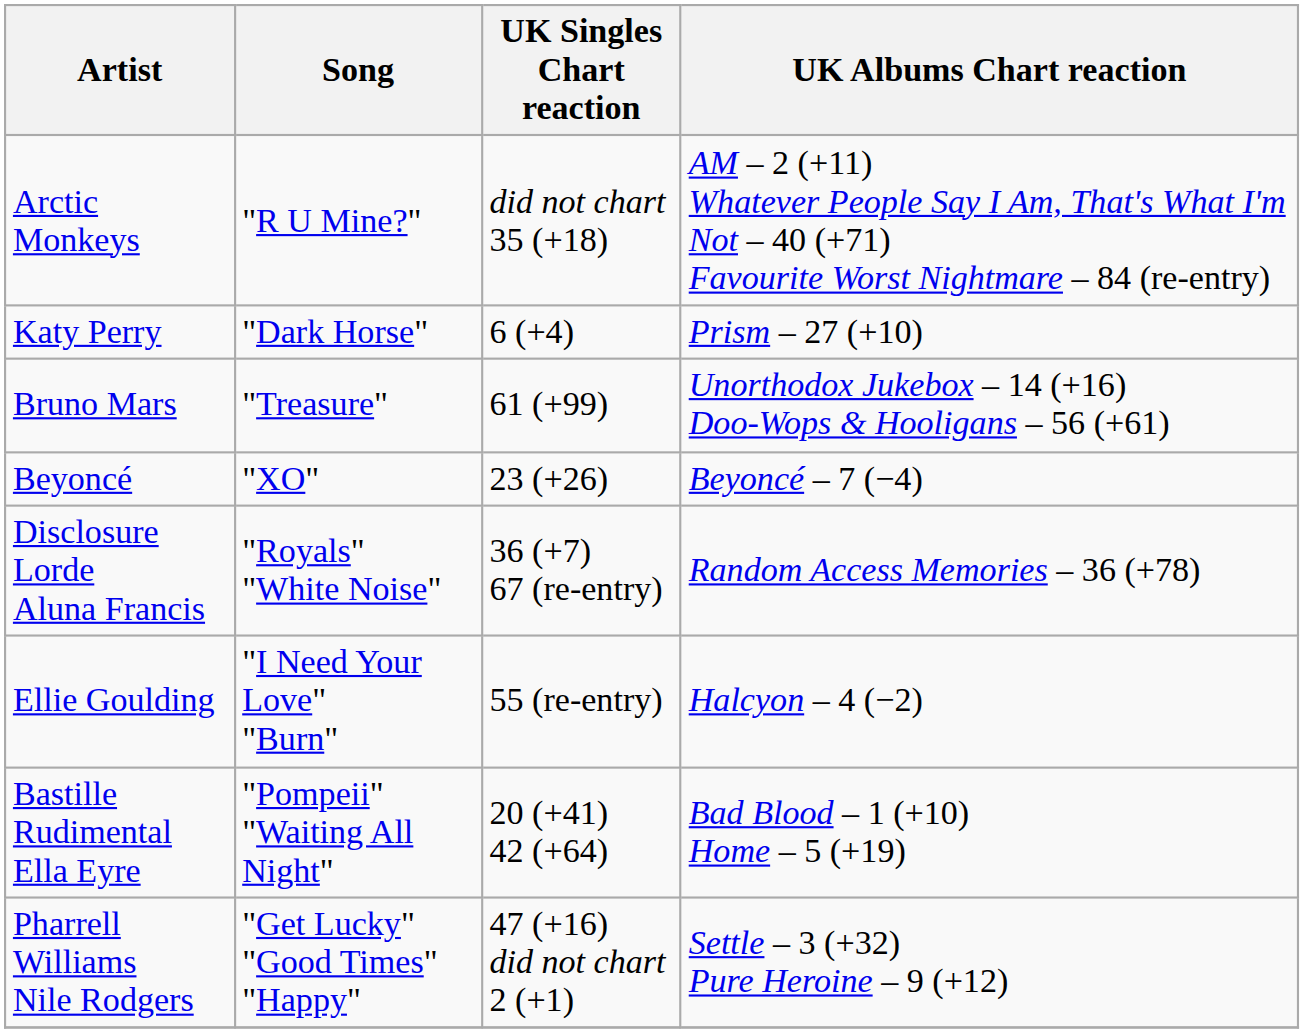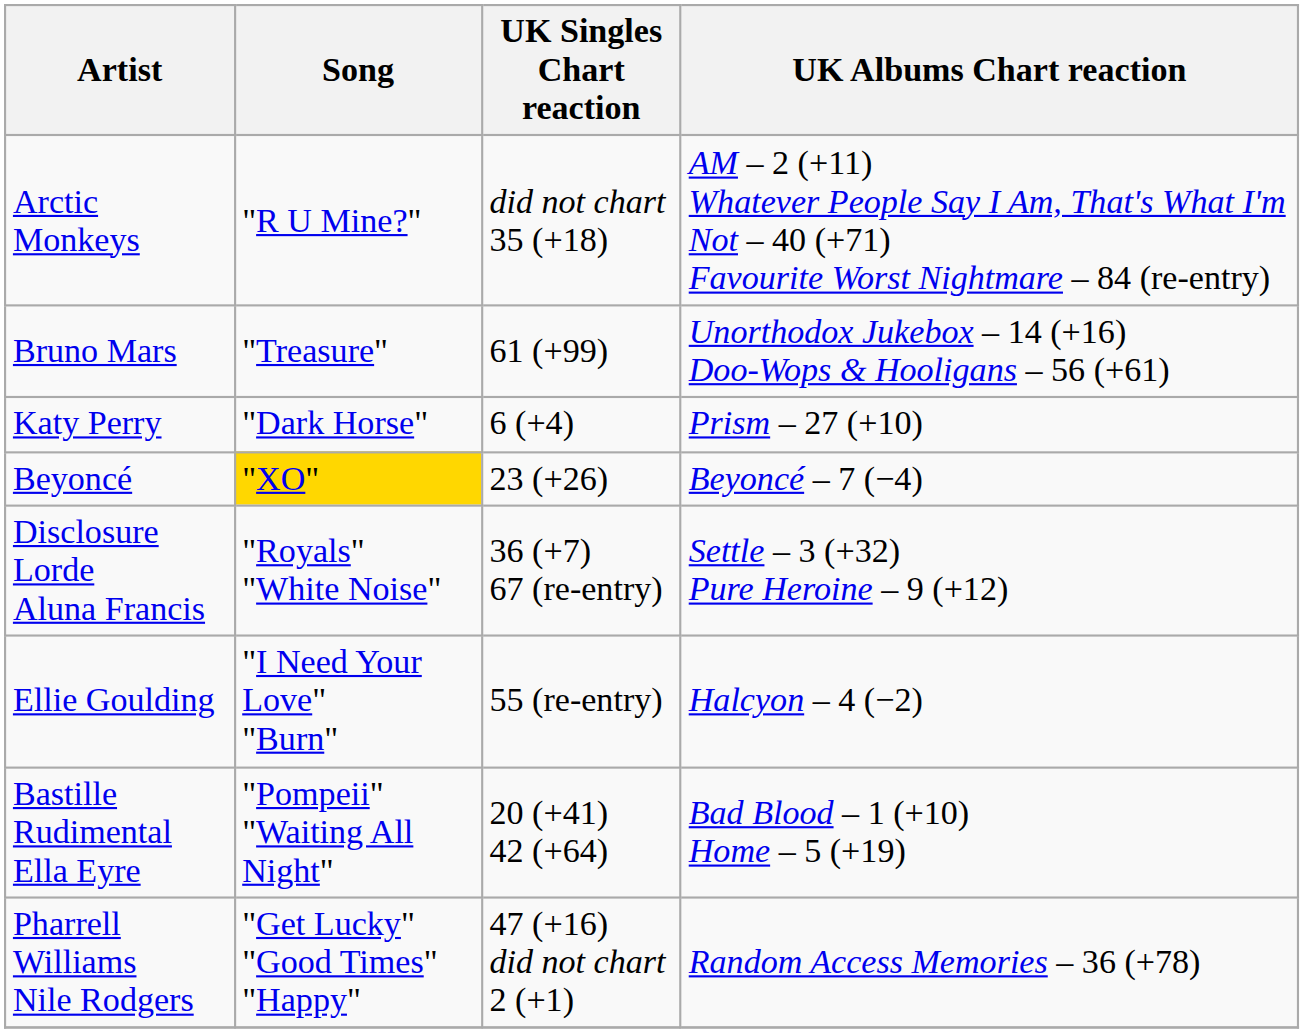rows swapped: (87, 331) <-> (95, 404)
(281, 477) no background -> (281, 477) gold background
(945, 570) Random Access Memories – 36 (+78) -> (849, 570) Settle – 3 (+32) Pure Heroine – 9 (+12)
(849, 962) Settle – 3 (+32) Pure Heroine – 9 (+12) -> (945, 962) Random Access Memories – 36 (+78)
